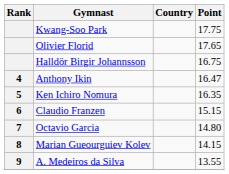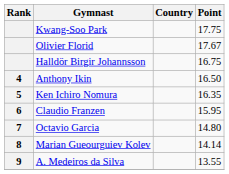(209, 45) 17.65 -> (209, 45) 17.67
(209, 78) 16.47 -> (209, 78) 16.50
(209, 111) 15.15 -> (209, 111) 15.95
(209, 144) 14.15 -> (209, 144) 14.14
